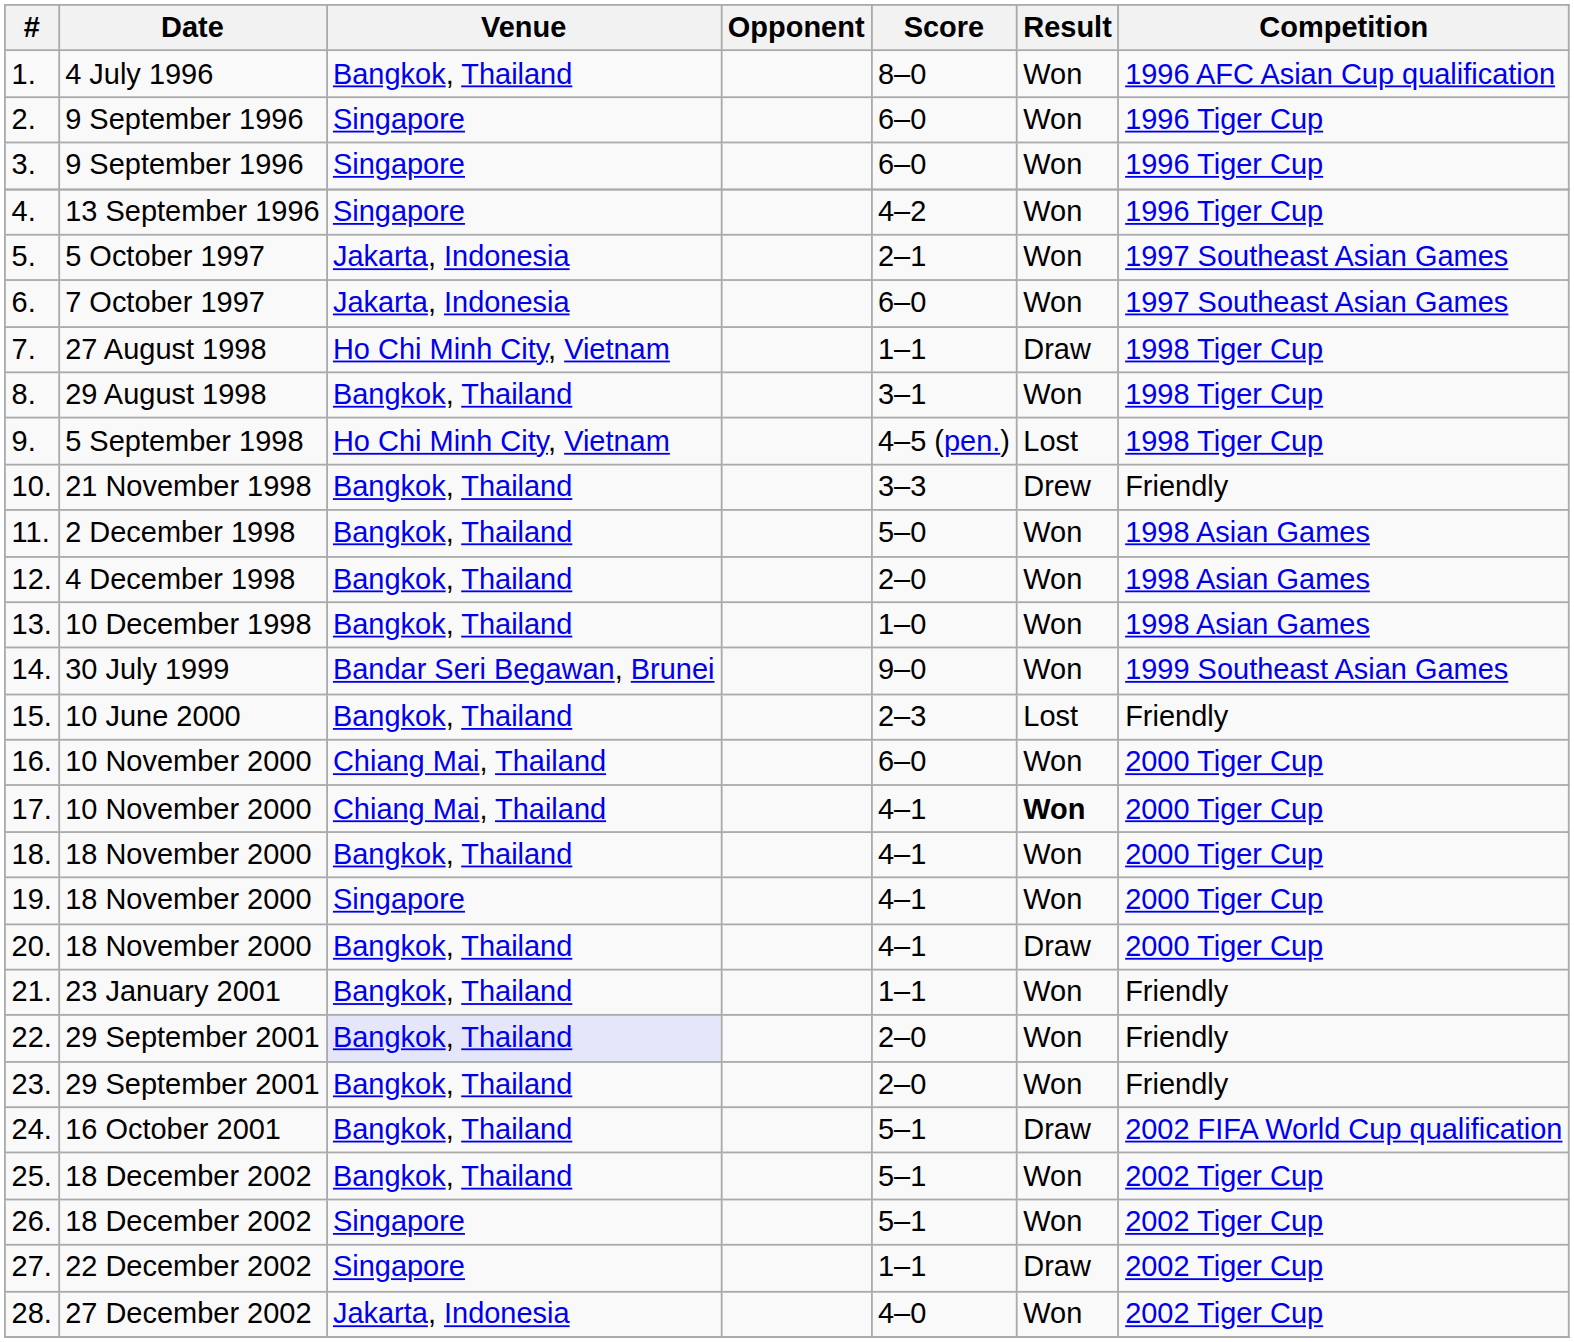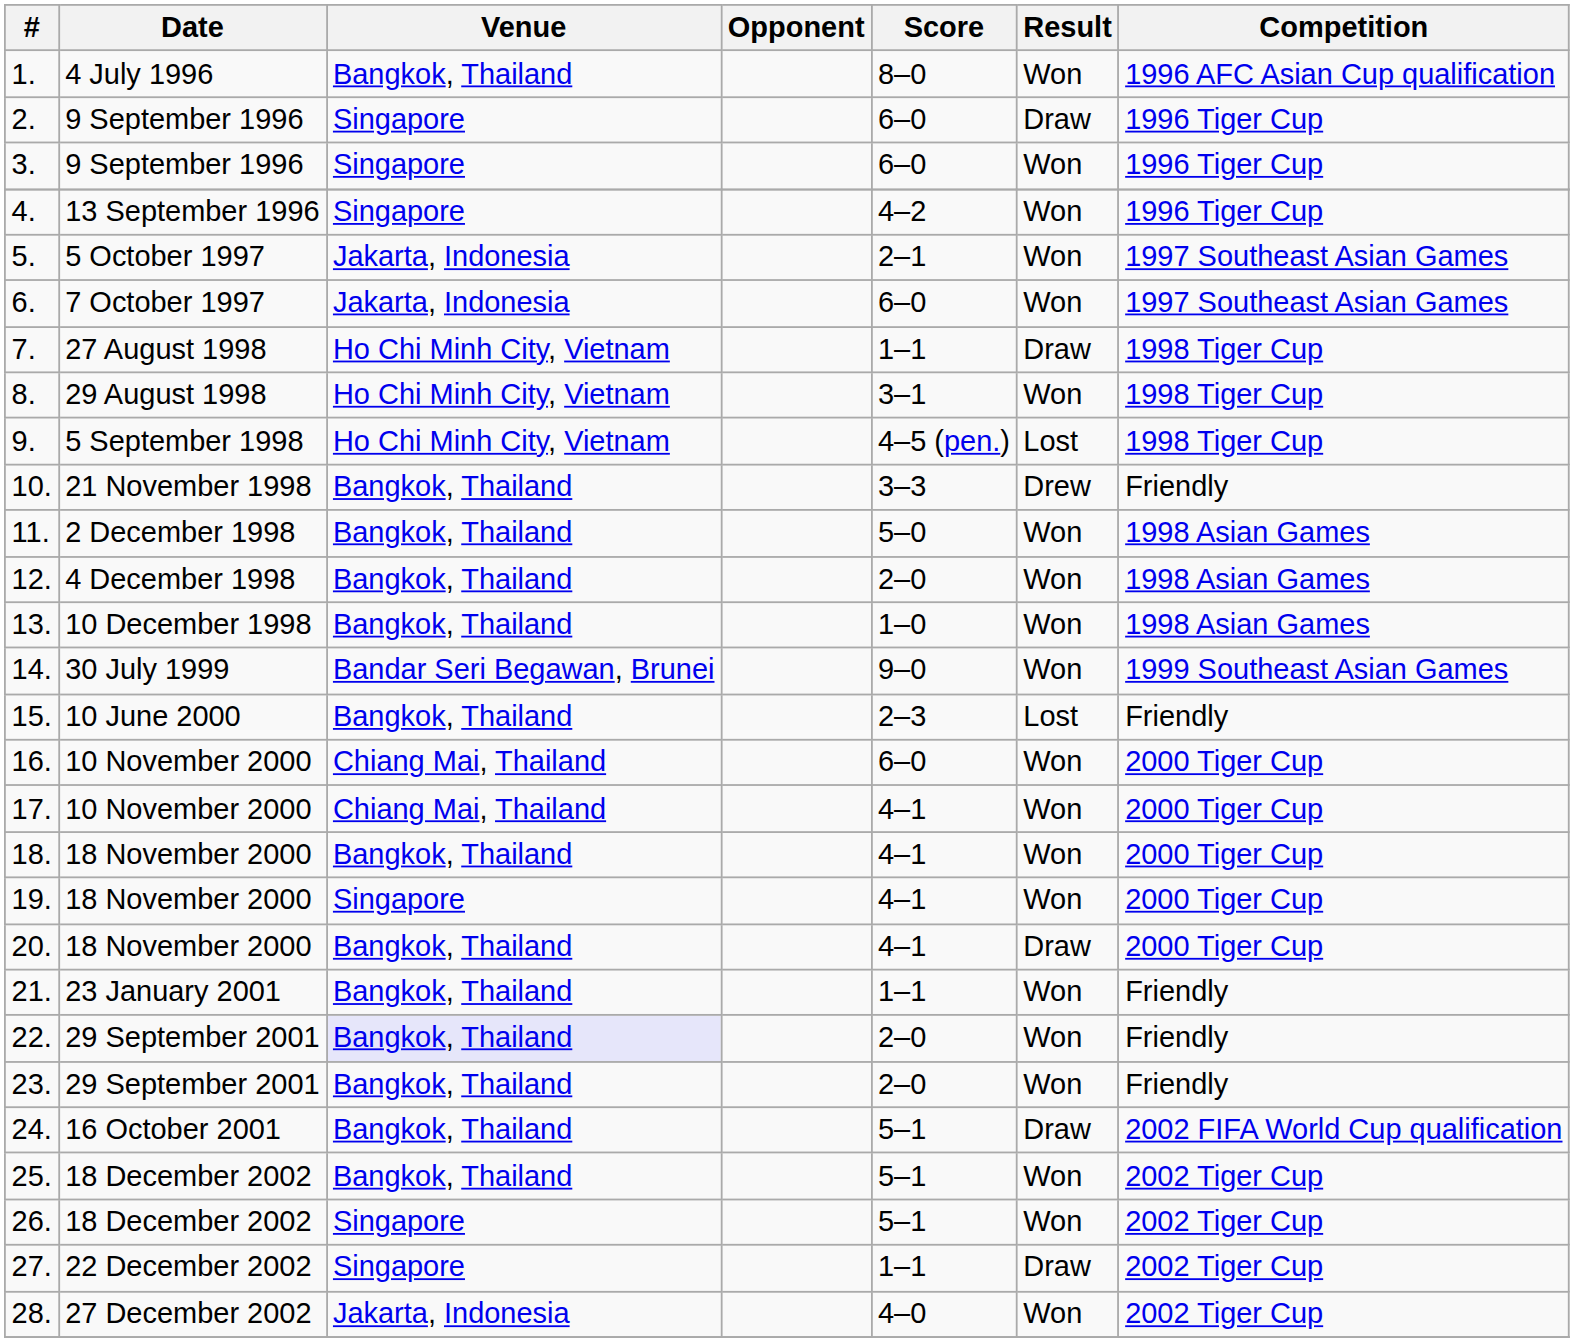(1053, 119) Won -> (1057, 119) Draw
(453, 394) Bangkok, Thailand -> (501, 394) Ho Chi Minh City, Vietnam
(1054, 808) bold -> (1053, 808) normal
